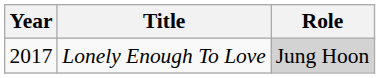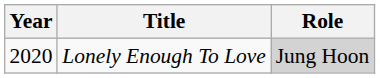(31, 55) 2017 -> (31, 55) 2020
